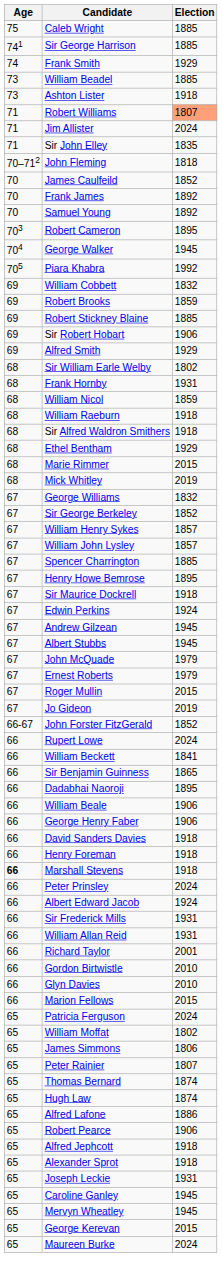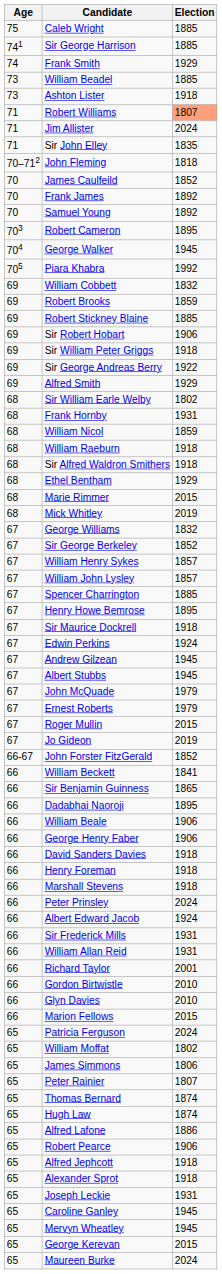+ row: (99, 351)
+ row: (103, 367)
- row: (74, 741)
(12, 870) bold -> (12, 887) normal
